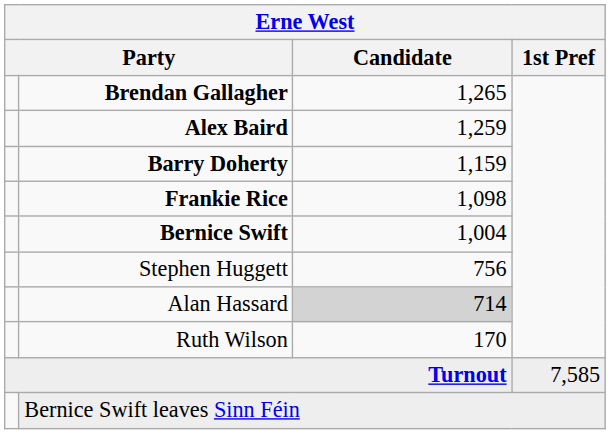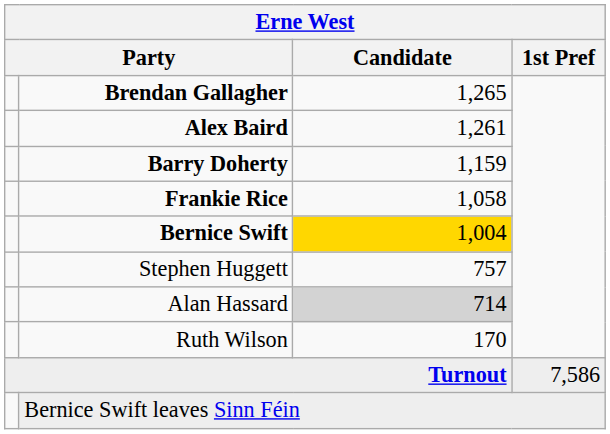(482, 127) 1,259 -> (482, 127) 1,261
(482, 198) 1,098 -> (482, 198) 1,058
(482, 233) no background -> (482, 233) gold background
(490, 269) 756 -> (490, 269) 757
(575, 374) 7,585 -> (575, 374) 7,586
